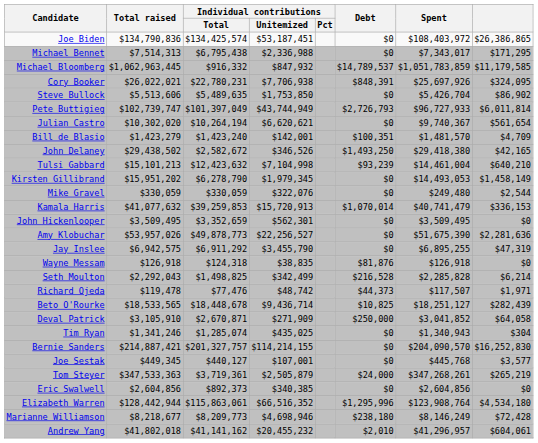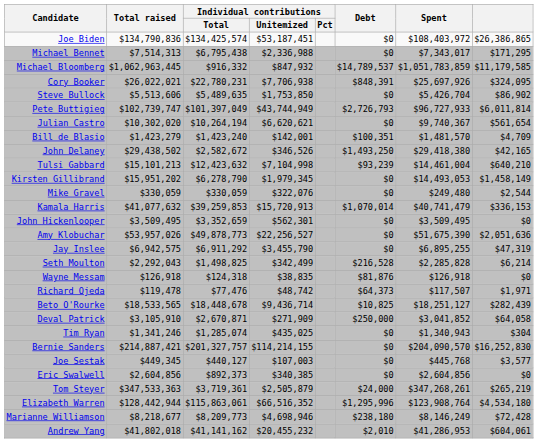(505, 235) $2,281,636 -> (505, 235) $2,051,636
rows swapped: (74, 263) <-> (74, 277)
(376, 291) $44,373 -> (376, 291) $64,373
(293, 361) $107,001 -> (293, 361) $107,003
rows swapped: (79, 375) <-> (71, 389)
(442, 431) $41,296,957 -> (442, 431) $41,286,953
